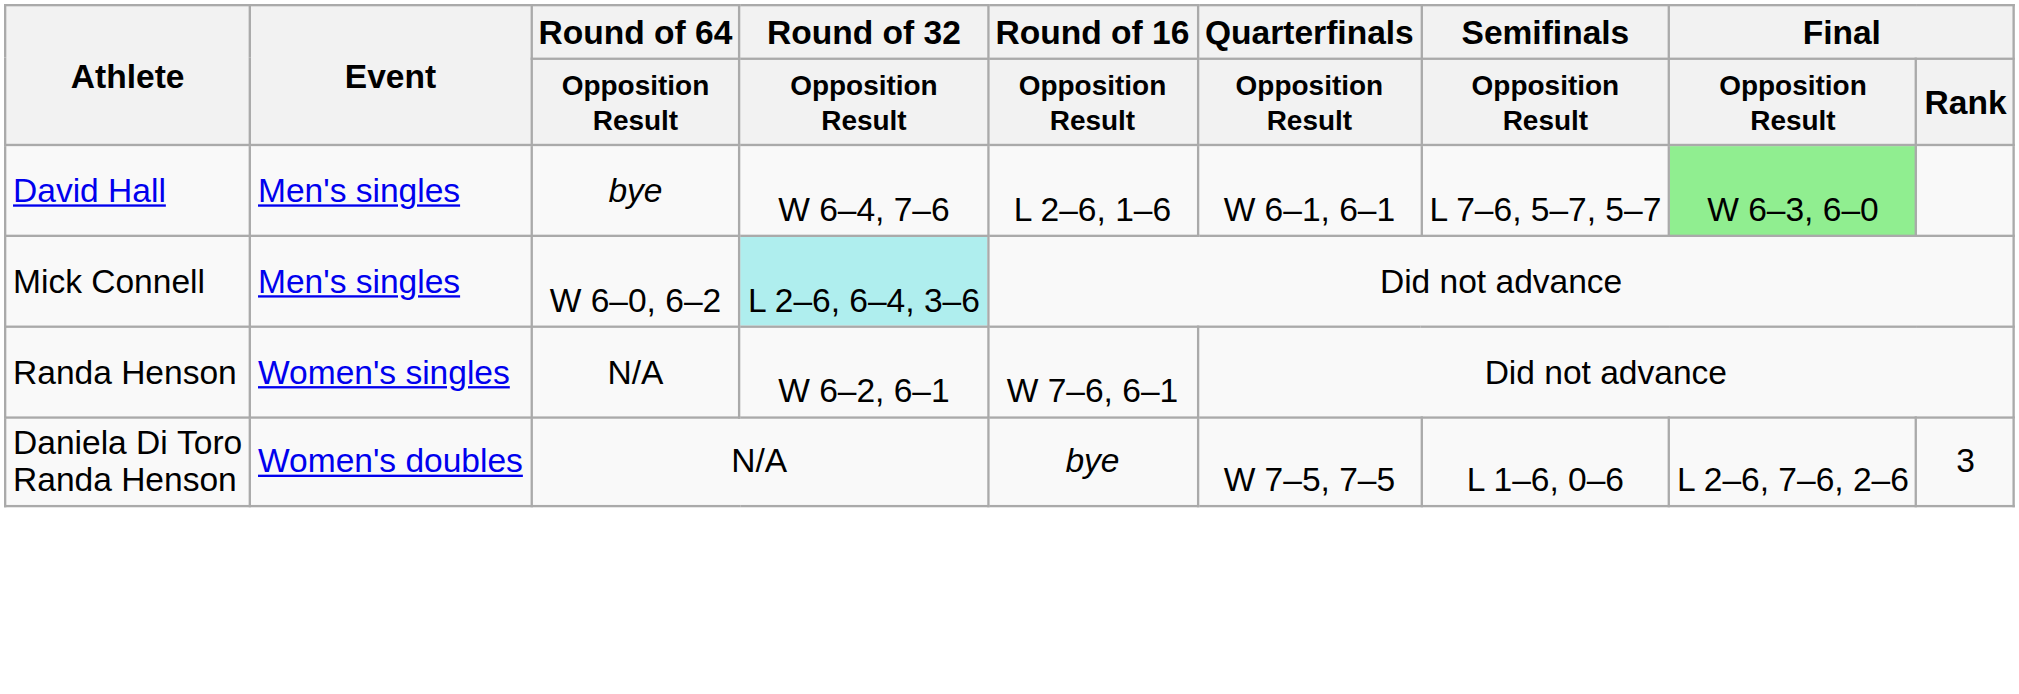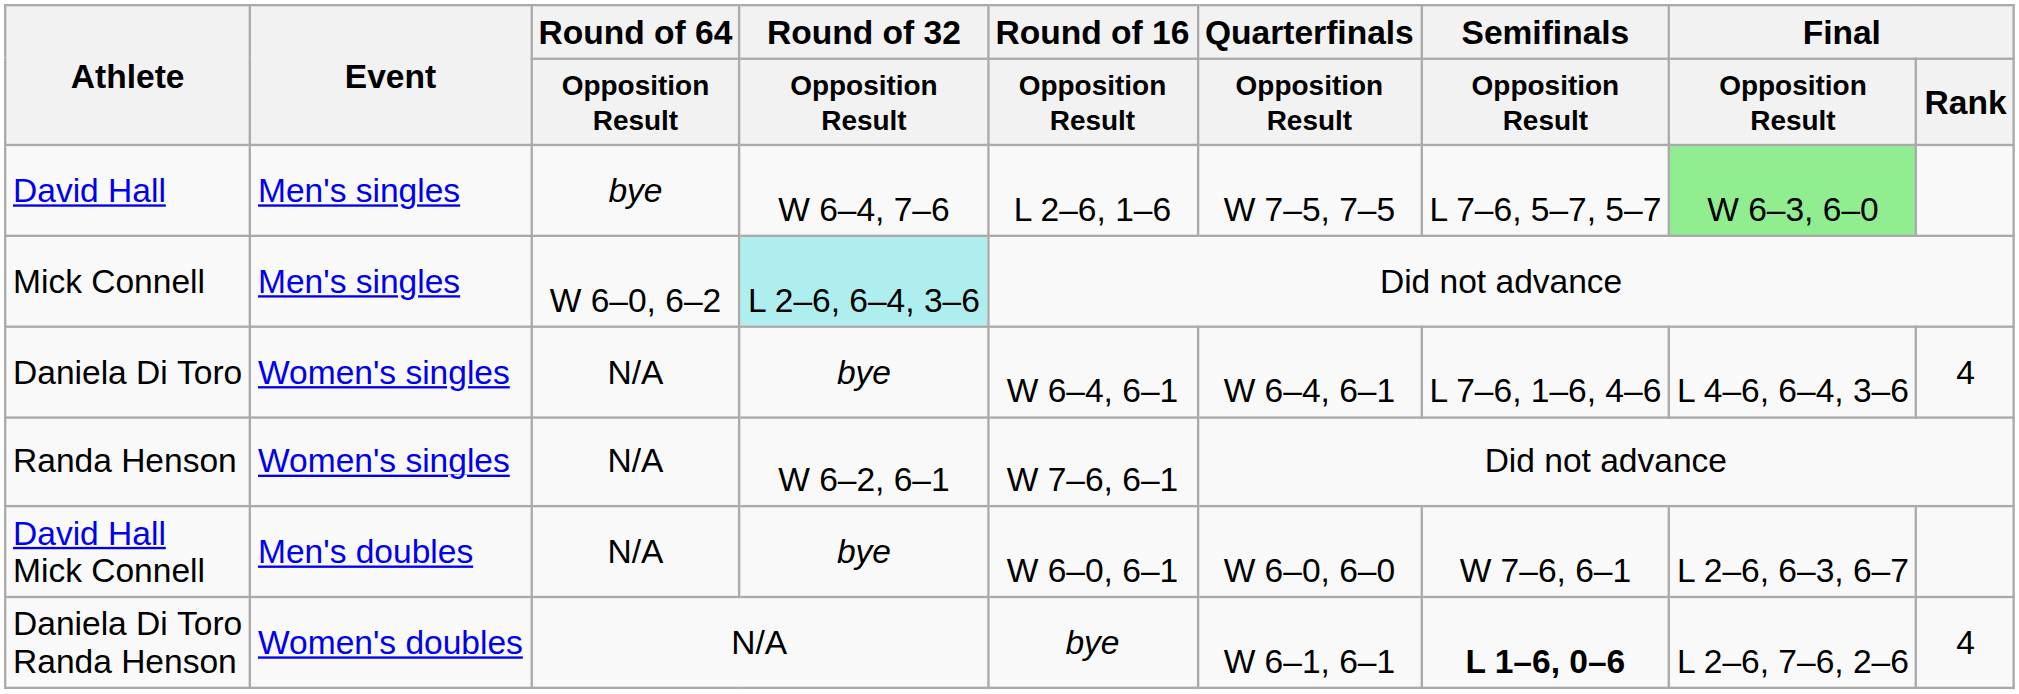(1309, 210) W 6–1, 6–1 -> (1309, 210) W 7–5, 7–5
+ row: (128, 372)
+ row: (109, 552)
(1309, 481) W 7–5, 7–5 -> (1309, 661) W 6–1, 6–1
(1545, 481) normal -> (1545, 661) bold
(1966, 462) 3 -> (1966, 643) 4
